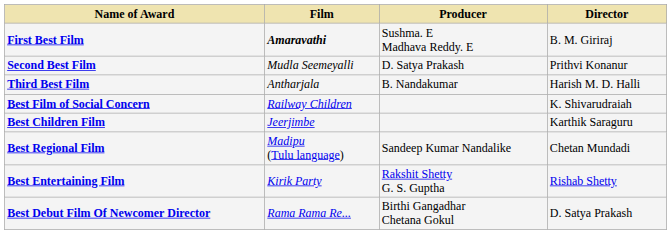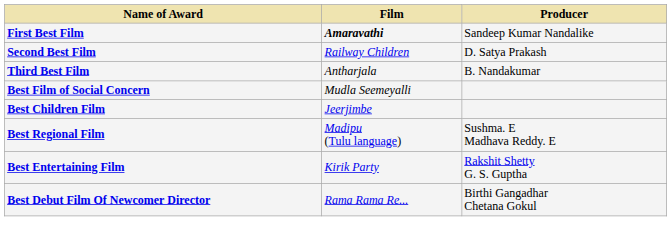- column: (607, 14)
(428, 39) Sushma. E Madhava Reddy. E -> (529, 33) Sandeep Kumar Nandalike
(310, 65) Mudla Seemeyalli -> (367, 52) Railway Children
(310, 103) Railway Children -> (368, 90) Mudla Seemeyalli
(446, 148) Sandeep Kumar Nandalike -> (510, 134) Sushma. E Madhava Reddy. E
